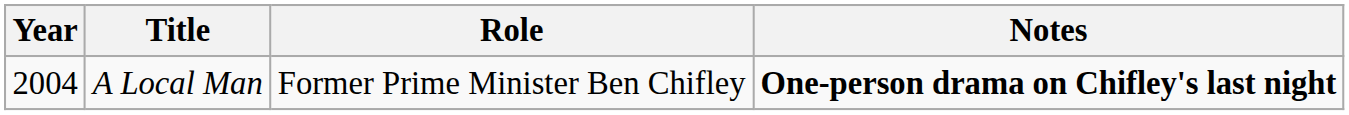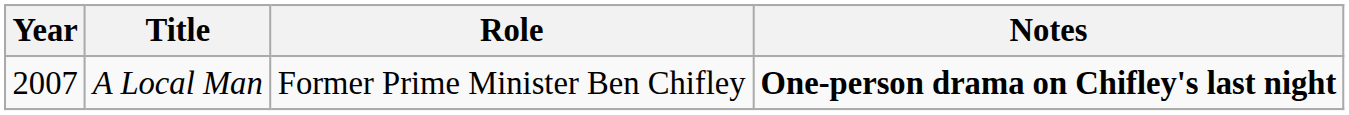(45, 82) 2004 -> (45, 82) 2007
